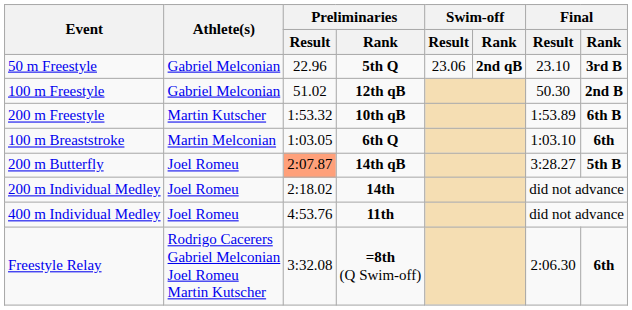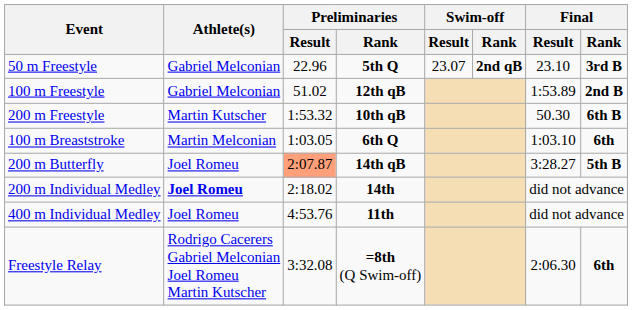(449, 66) 23.06 -> (449, 66) 23.07
(553, 91) 50.30 -> (553, 91) 1:53.89
(553, 116) 1:53.89 -> (553, 116) 50.30
(203, 190) normal -> (205, 190) bold
